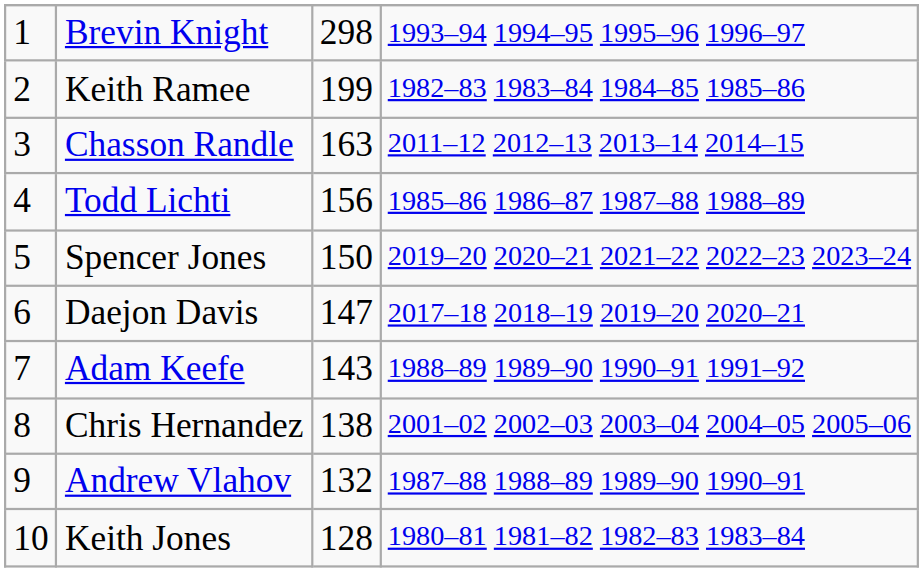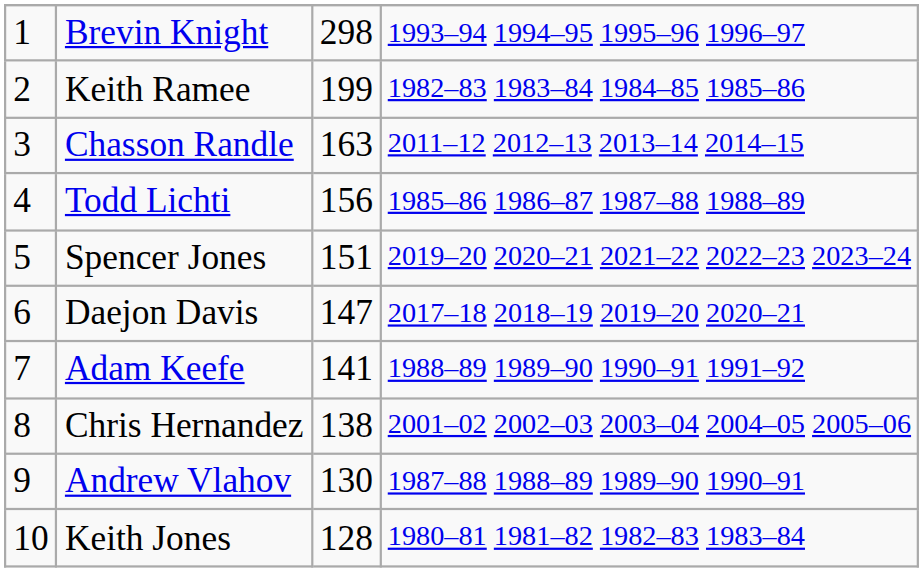(346, 256) 150 -> (346, 256) 151
(346, 369) 143 -> (346, 369) 141
(346, 481) 132 -> (346, 481) 130
